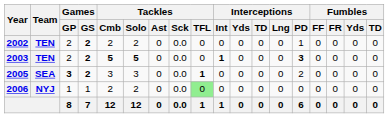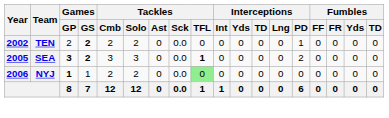- row: (17, 58)
(69, 89) normal -> (69, 74) bold
